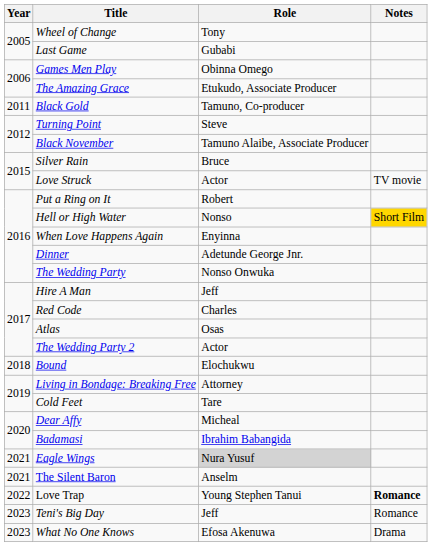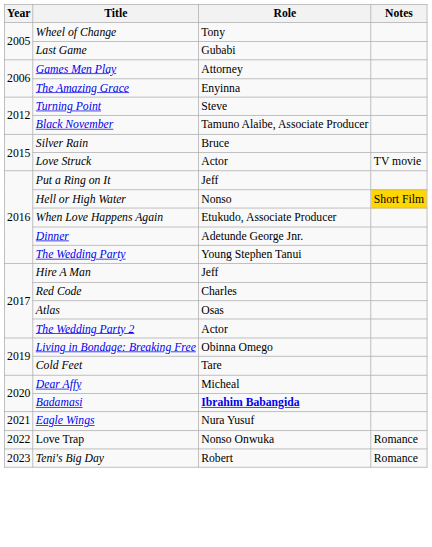(237, 69) Obinna Omego -> (222, 69) Attorney
(269, 87) Etukudo, Associate Producer -> (221, 87) Enyinna
- row: (62, 106)
(217, 198) Robert -> (210, 180) Jeff
(221, 236) Enyinna -> (269, 217) Etukudo, Associate Producer
(238, 273) Nonso Onwuka -> (251, 254) Young Stephen Tanui
- row: (51, 365)
(222, 384) Attorney -> (237, 347) Obinna Omego
(246, 439) normal -> (250, 402) bold
(228, 458) lightgrey background -> (228, 421) no background
- row: (76, 476)
(251, 495) Young Stephen Tanui -> (238, 439) Nonso Onwuka
(397, 495) bold -> (396, 439) normal
(210, 513) Jeff -> (217, 458) Robert
- row: (85, 532)
